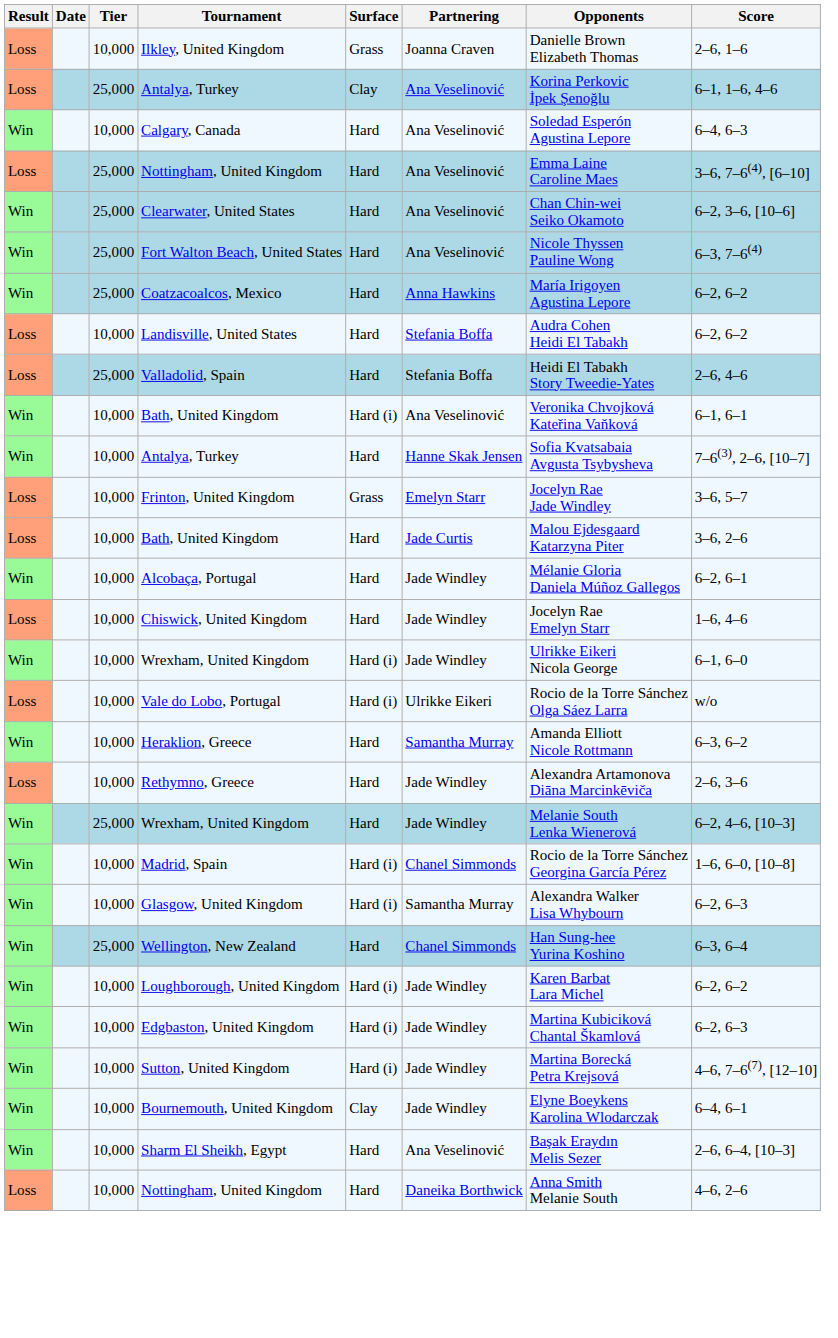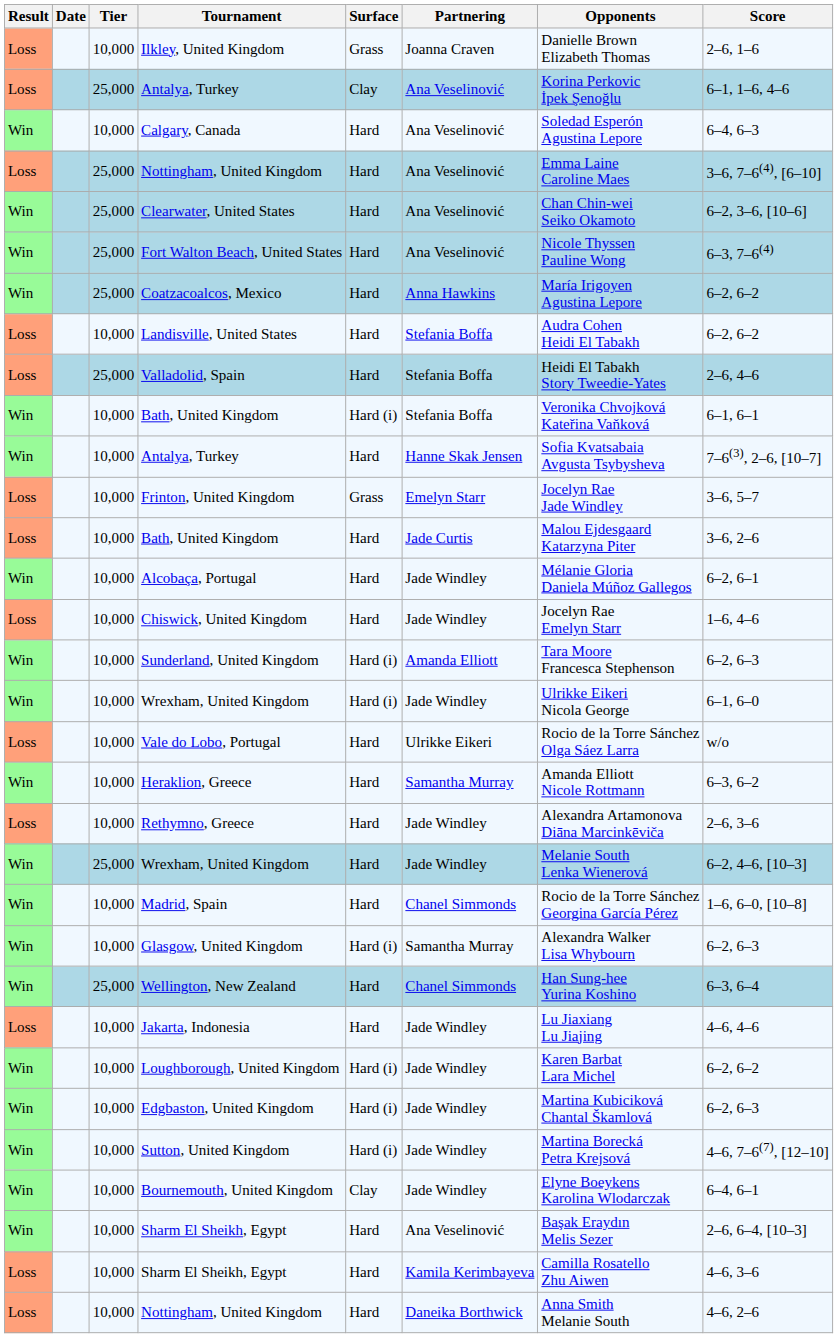(455, 415) Ana Veselinović -> (449, 415) Stefania Boffa
+ row: (21, 660)
(373, 701) Hard (i) -> (364, 741) Hard
(373, 864) Hard (i) -> (364, 904) Hard
+ row: (22, 1027)
+ row: (22, 1271)
